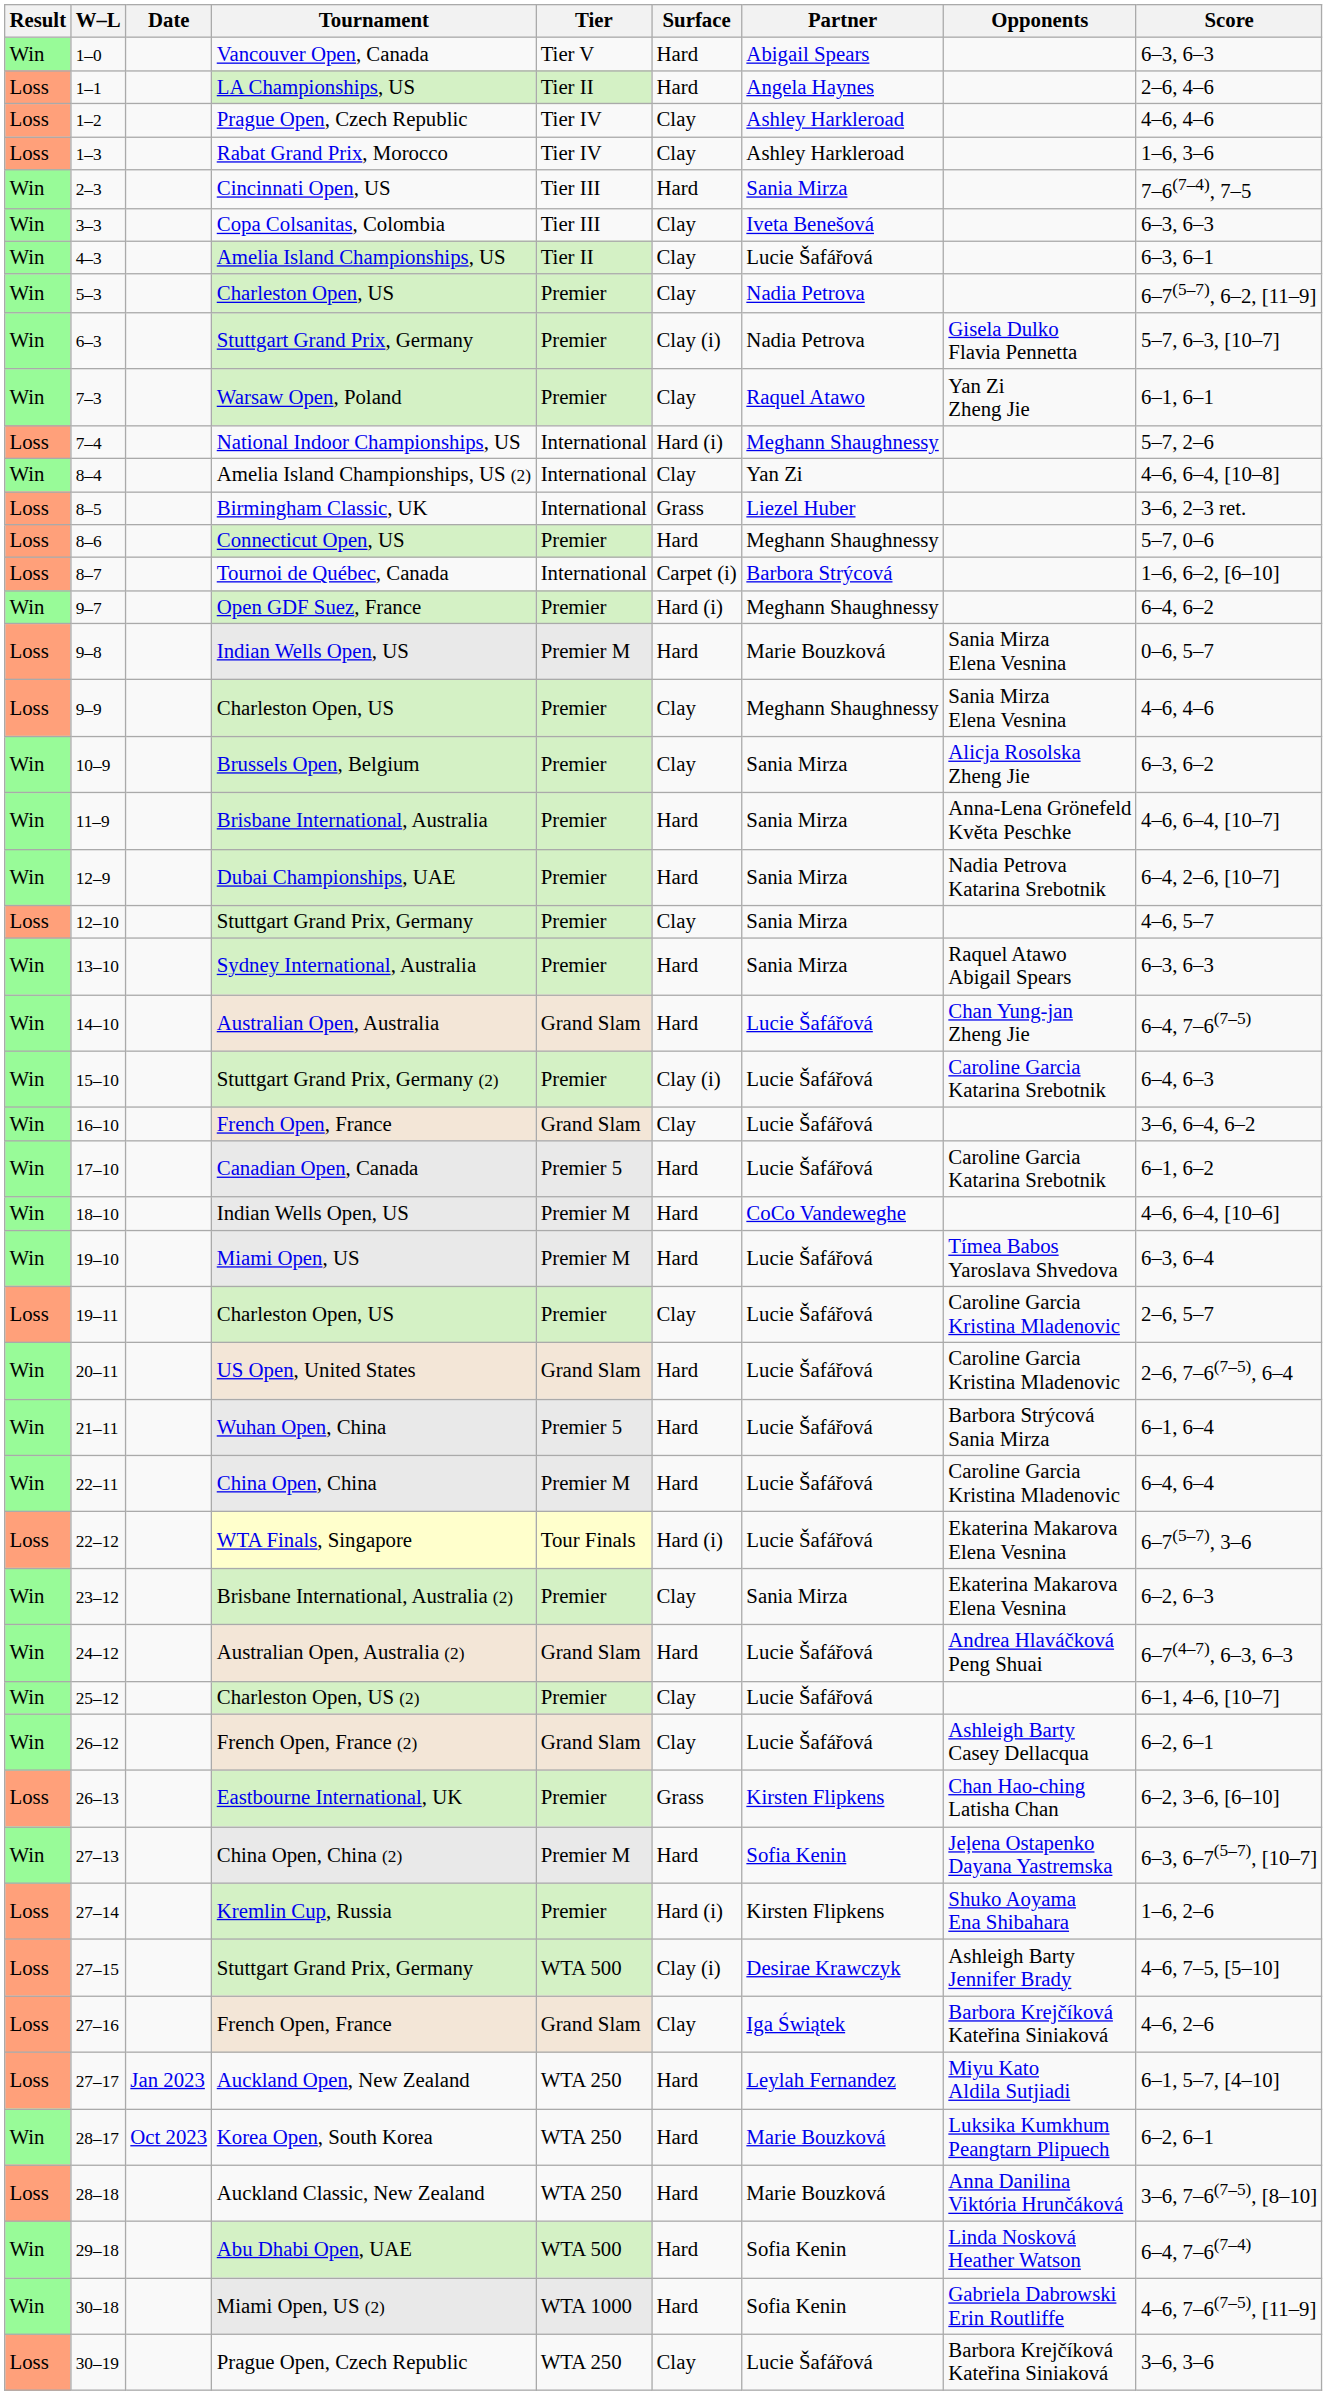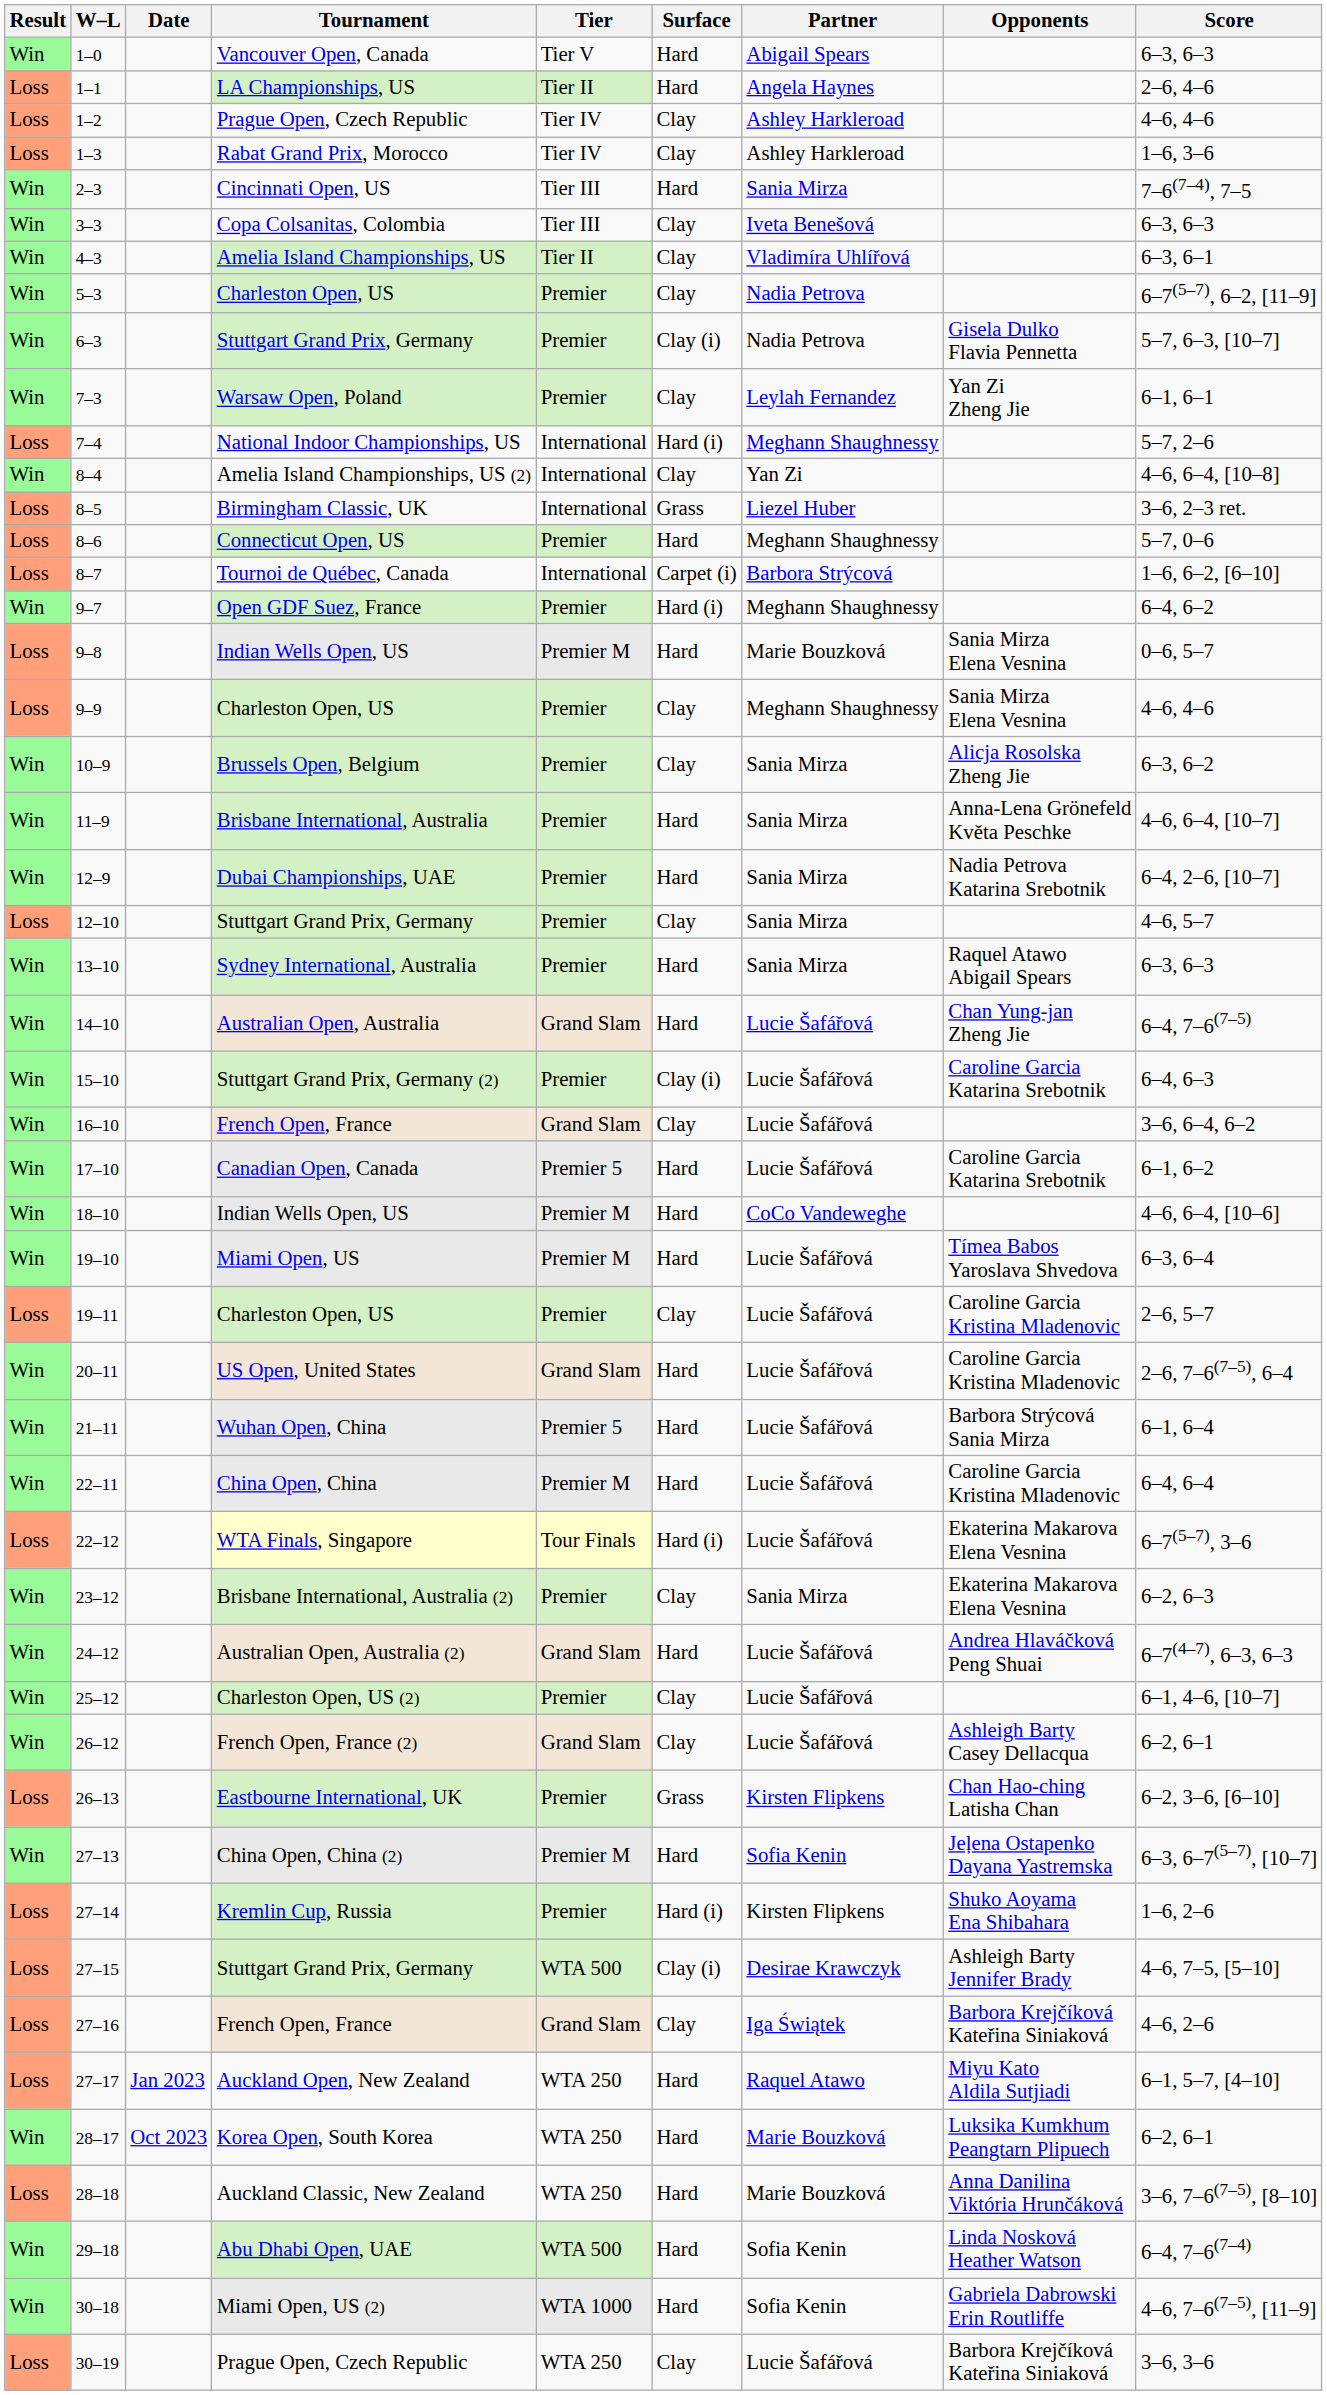(810, 257) Lucie Šafářová -> (828, 257) Vladimíra Uhlířová
(806, 397) Raquel Atawo -> (821, 397) Leylah Fernandez
(821, 2080) Leylah Fernandez -> (806, 2080) Raquel Atawo
